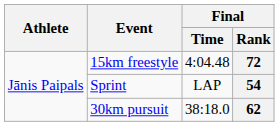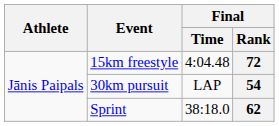(108, 86) Sprint -> (129, 86) 30km pursuit
(129, 109) 30km pursuit -> (108, 109) Sprint
